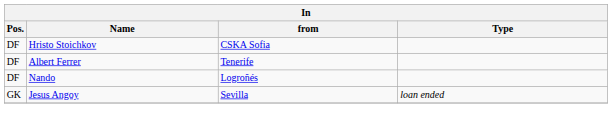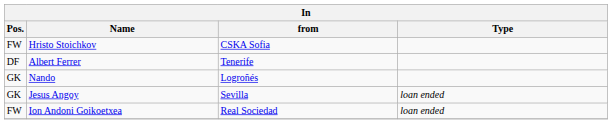(13, 45) DF -> (14, 45) FW
(13, 78) DF -> (14, 78) GK
+ row: (75, 111)
